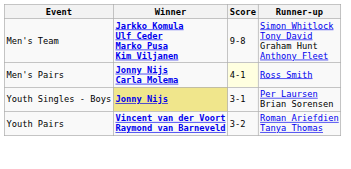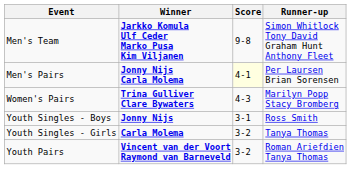(286, 75) Ross Smith -> (302, 75) Per Laursen Brian Sorensen
+ row: (40, 99)
(142, 99) khaki background -> (147, 118) no background
(297, 99) Per Laursen Brian Sorensen -> (292, 118) Ross Smith
+ row: (61, 133)
